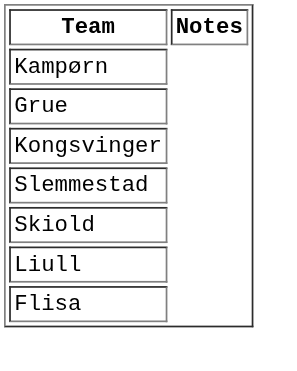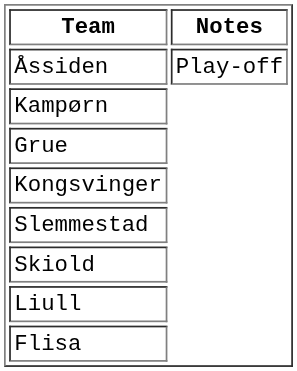+ row: (61, 67)
